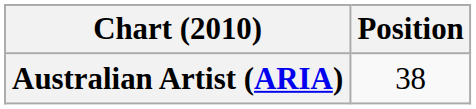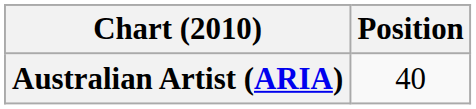(411, 77) 38 -> (411, 77) 40
